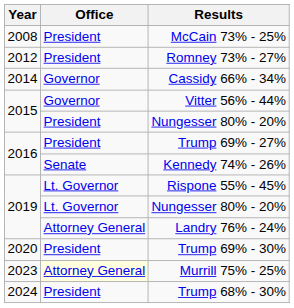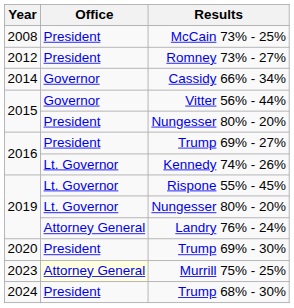(65, 164) Senate -> (81, 164) Lt. Governor
